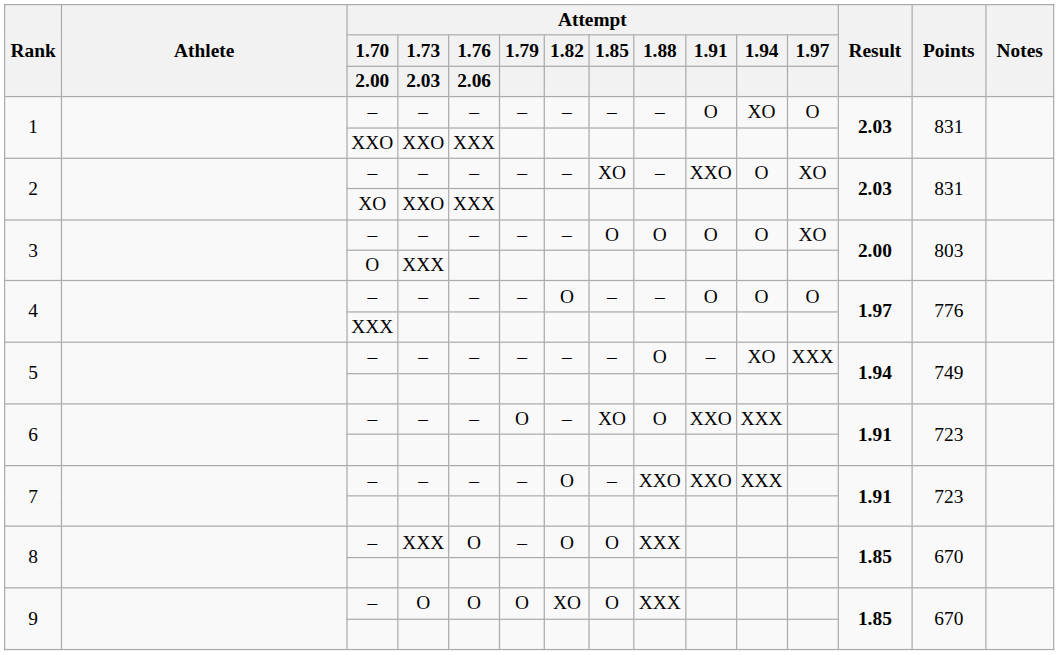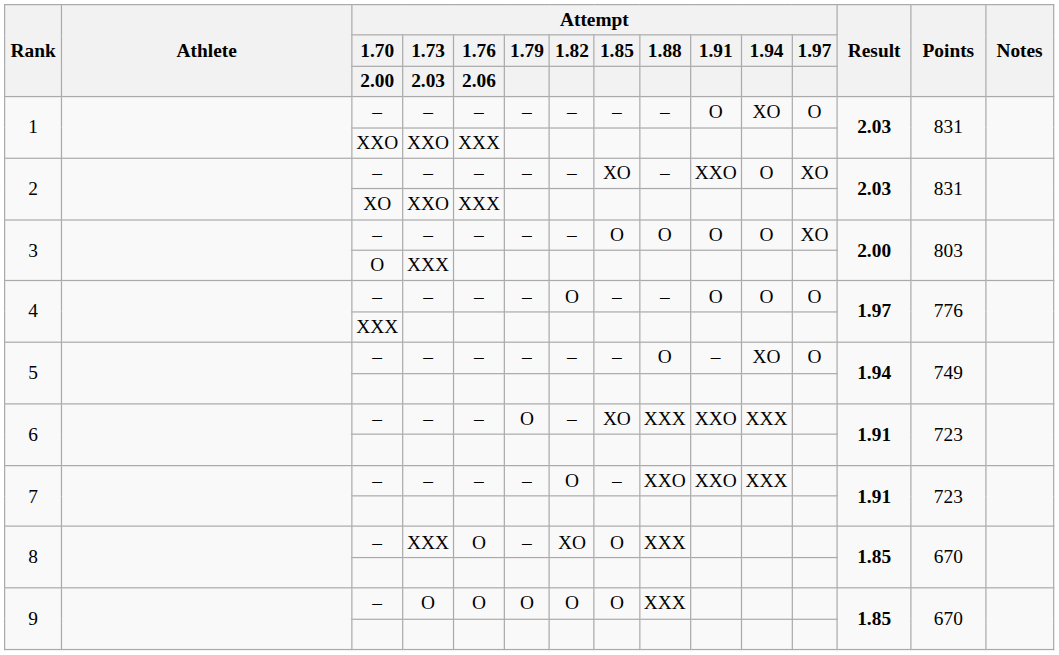(812, 357) XXX -> (815, 357) O
(660, 419) O -> (665, 419) XXX
(567, 541) O -> (572, 541) XO
(567, 603) XO -> (572, 603) O
